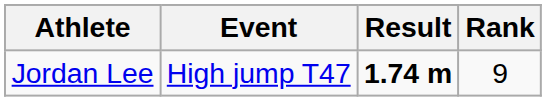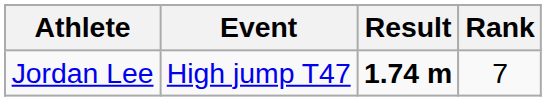(500, 73) 9 -> (500, 73) 7
